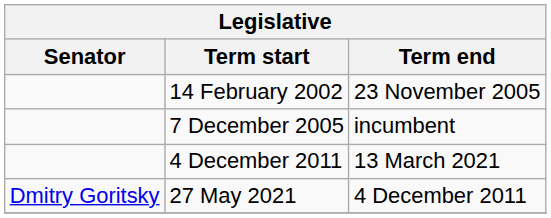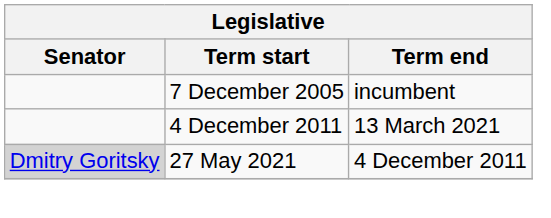- row: (256, 91)
(85, 195) no background -> (85, 160) lightgrey background
